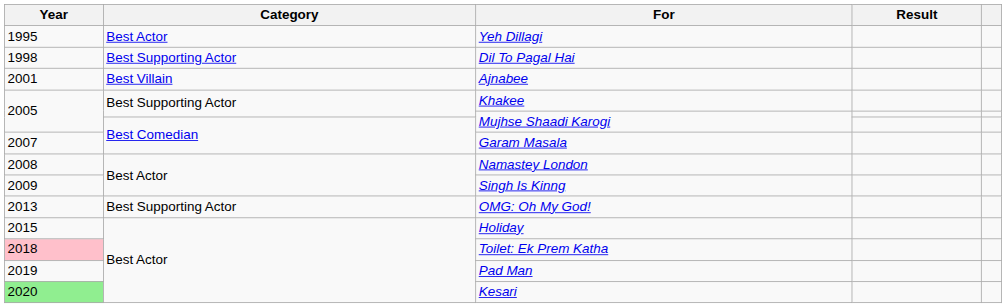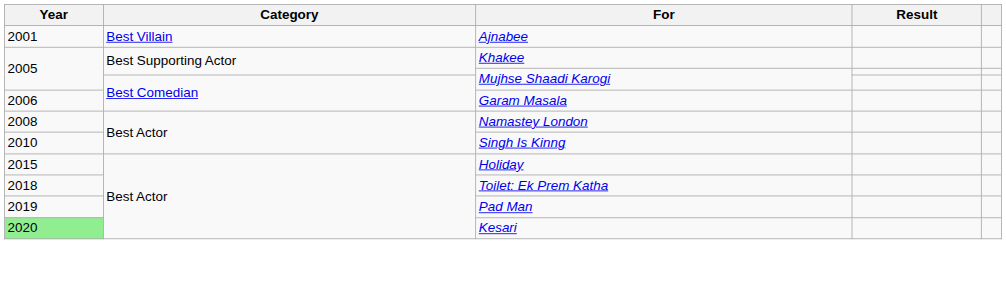- row: (137, 36)
- row: (171, 57)
(22, 143) 2007 -> (22, 100) 2006
(22, 185) 2009 -> (22, 143) 2010
- row: (171, 206)
(22, 249) pink background -> (22, 185) no background
